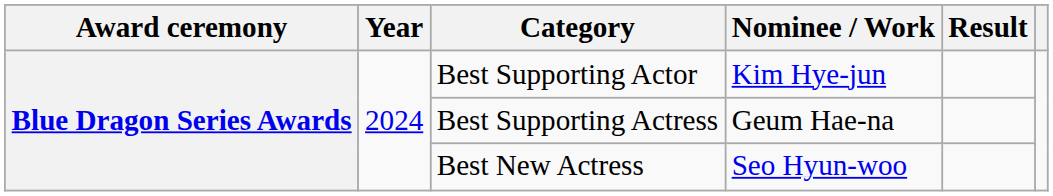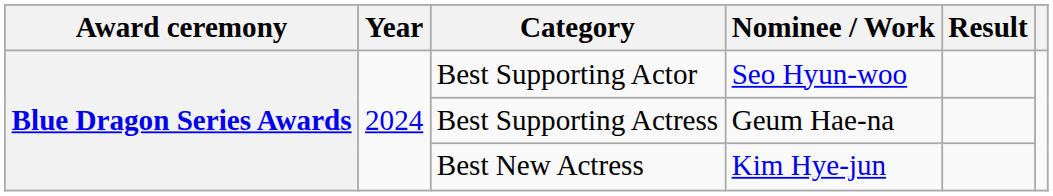(809, 73) Kim Hye-jun -> (819, 73) Seo Hyun-woo
(819, 166) Seo Hyun-woo -> (809, 166) Kim Hye-jun
